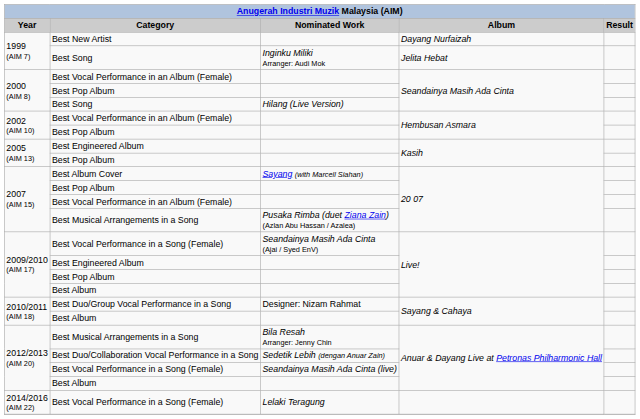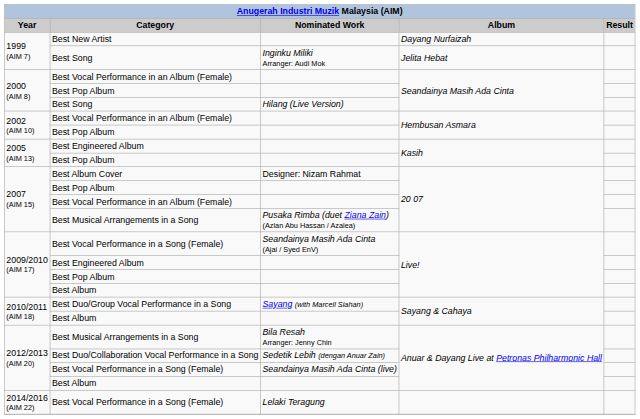(313, 174) Sayang (with Marcell Siahan) -> (312, 174) Designer: Nizam Rahmat
(312, 305) Designer: Nizam Rahmat -> (313, 305) Sayang (with Marcell Siahan)
